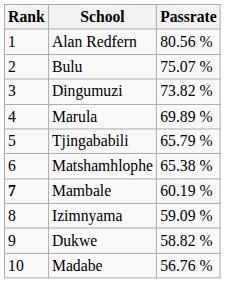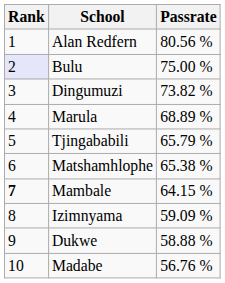(12, 66) no background -> (12, 66) lavender background
(186, 66) 75.07 % -> (186, 66) 75.00 %
(186, 116) 69.89 % -> (186, 116) 68.89 %
(186, 191) 60.19 % -> (186, 191) 64.15 %
(186, 240) 58.82 % -> (186, 240) 58.88 %
